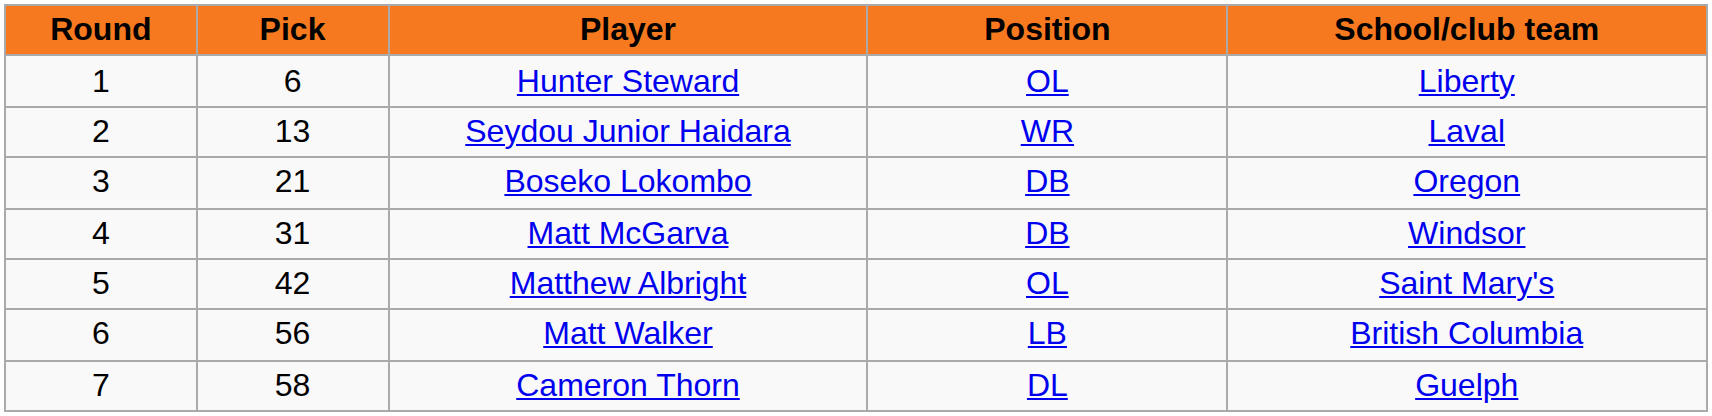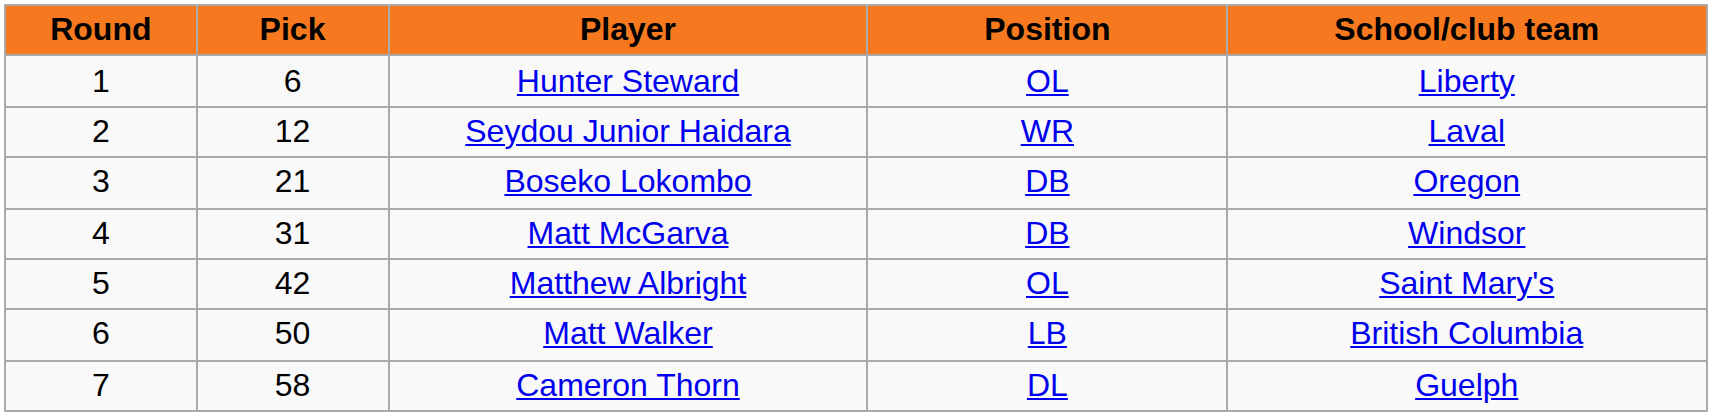(293, 131) 13 -> (293, 131) 12
(293, 334) 56 -> (293, 334) 50
